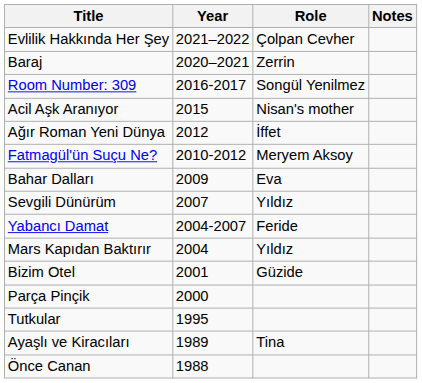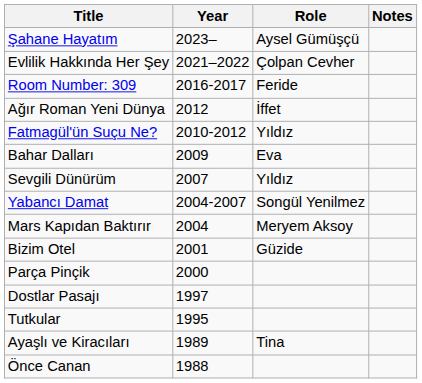+ row: (63, 39)
- row: (25, 62)
(311, 86) Songül Yenilmez -> (277, 86) Feride
- row: (63, 109)
(305, 156) Meryem Aksoy -> (275, 132) Yıldız
(277, 226) Feride -> (311, 202) Songül Yenilmez
(275, 249) Yıldız -> (305, 226) Meryem Aksoy
+ row: (54, 296)
